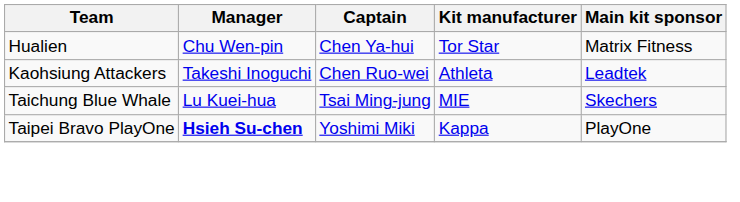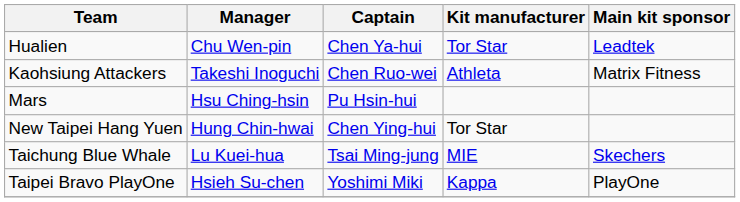(639, 45) Matrix Fitness -> (624, 45) Leadtek
(616, 73) Leadtek -> (647, 73) Matrix Fitness
+ row: (28, 100)
+ row: (96, 127)
(243, 127) bold -> (247, 182) normal
